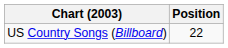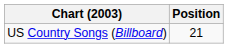(196, 33) 22 -> (196, 33) 21
